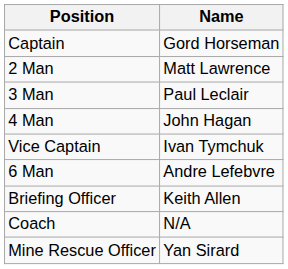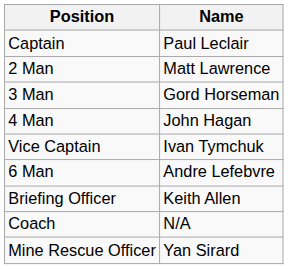(221, 43) Gord Horseman -> (206, 43) Paul Leclair
(206, 95) Paul Leclair -> (221, 95) Gord Horseman
